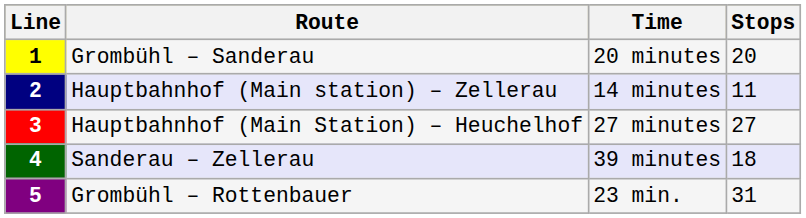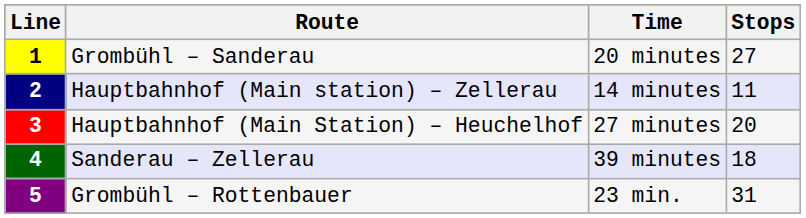(744, 57) 20 -> (744, 57) 27
(744, 126) 27 -> (744, 126) 20
